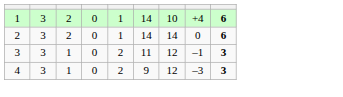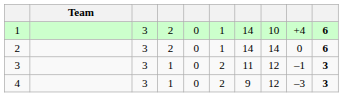+ column: (81, 13)
